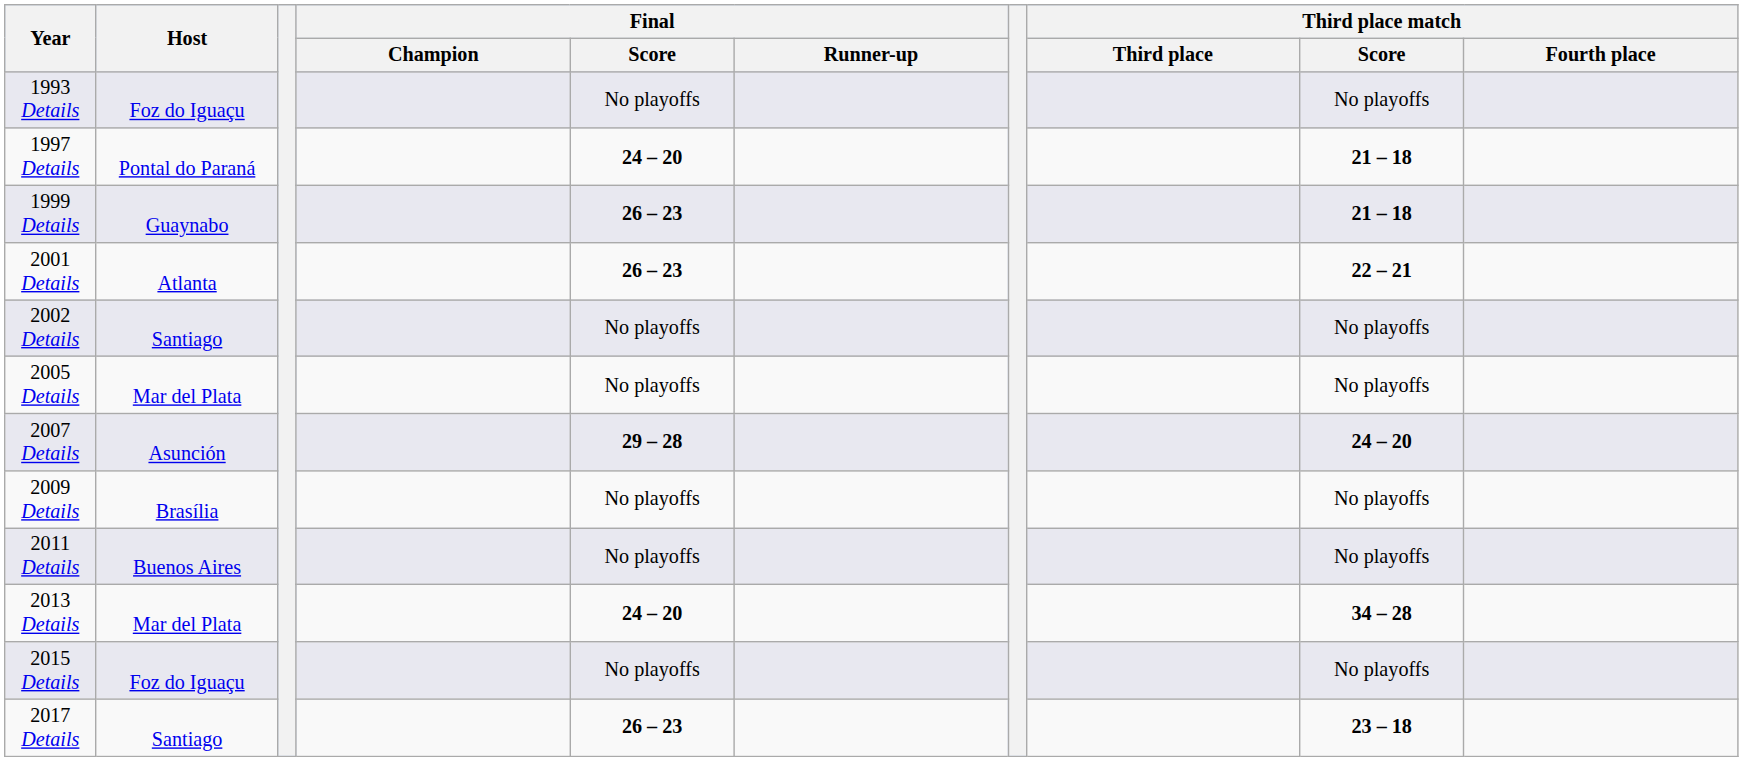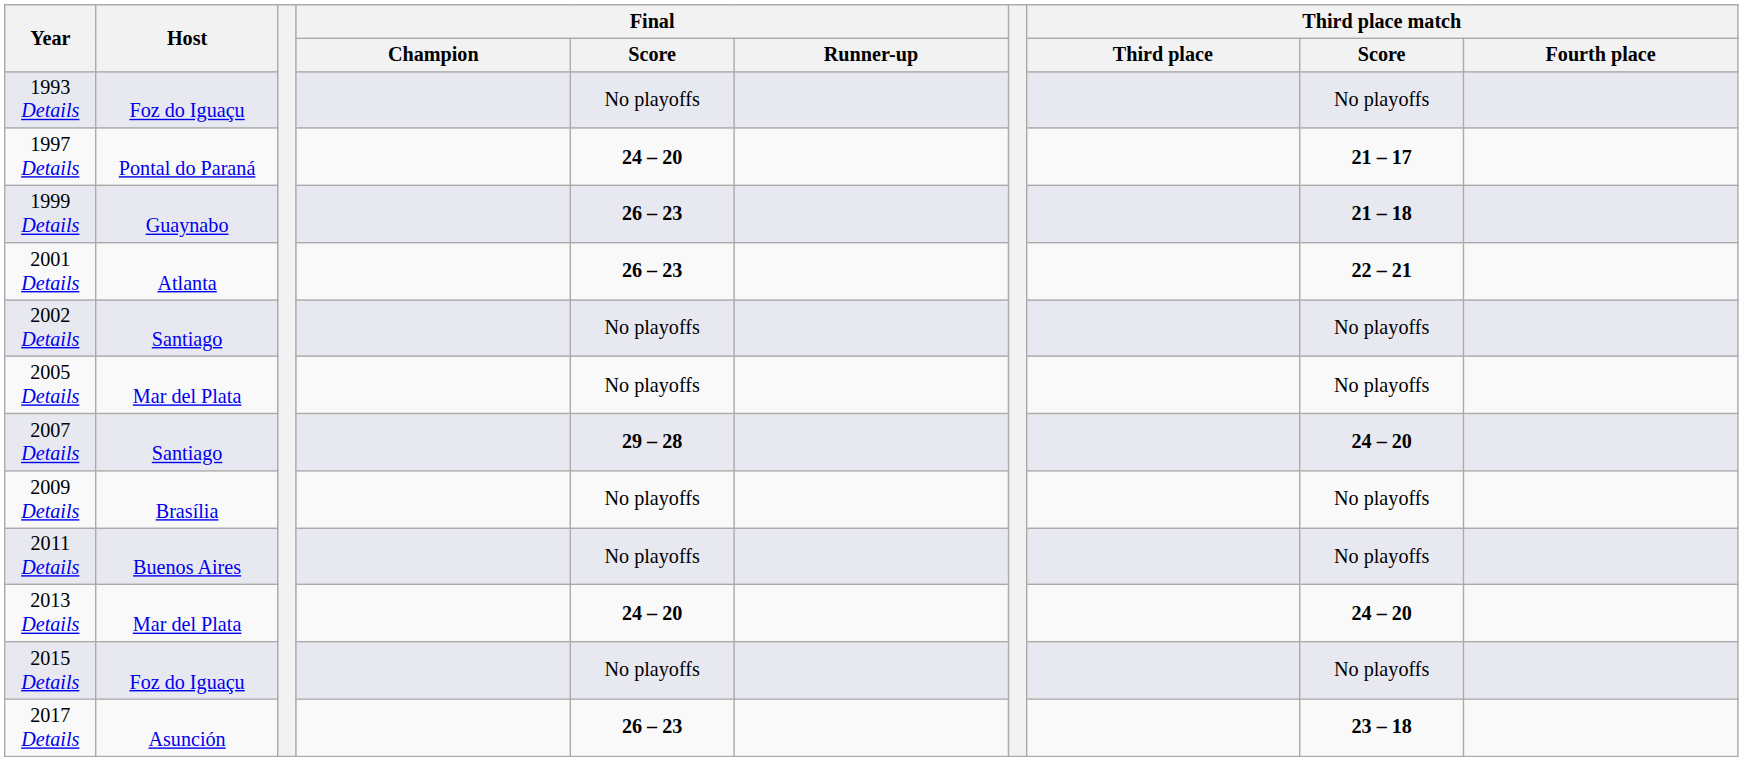(1382, 156) 21 – 18 -> (1382, 156) 21 – 17
(187, 454) Asunción -> (187, 454) Santiago
(1382, 613) 34 – 28 -> (1382, 613) 24 – 20
(187, 739) Santiago -> (187, 739) Asunción
